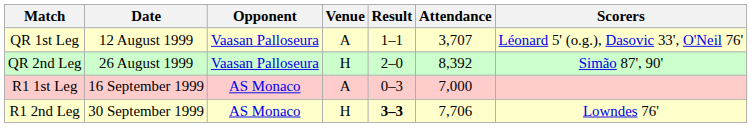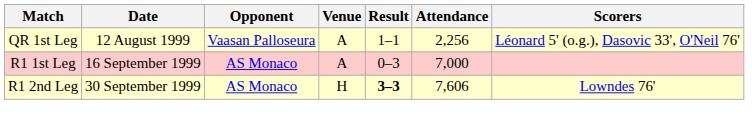(455, 39) 3,707 -> (452, 39) 2,256
- row: (45, 63)
(455, 110) 7,706 -> (452, 87) 7,606
